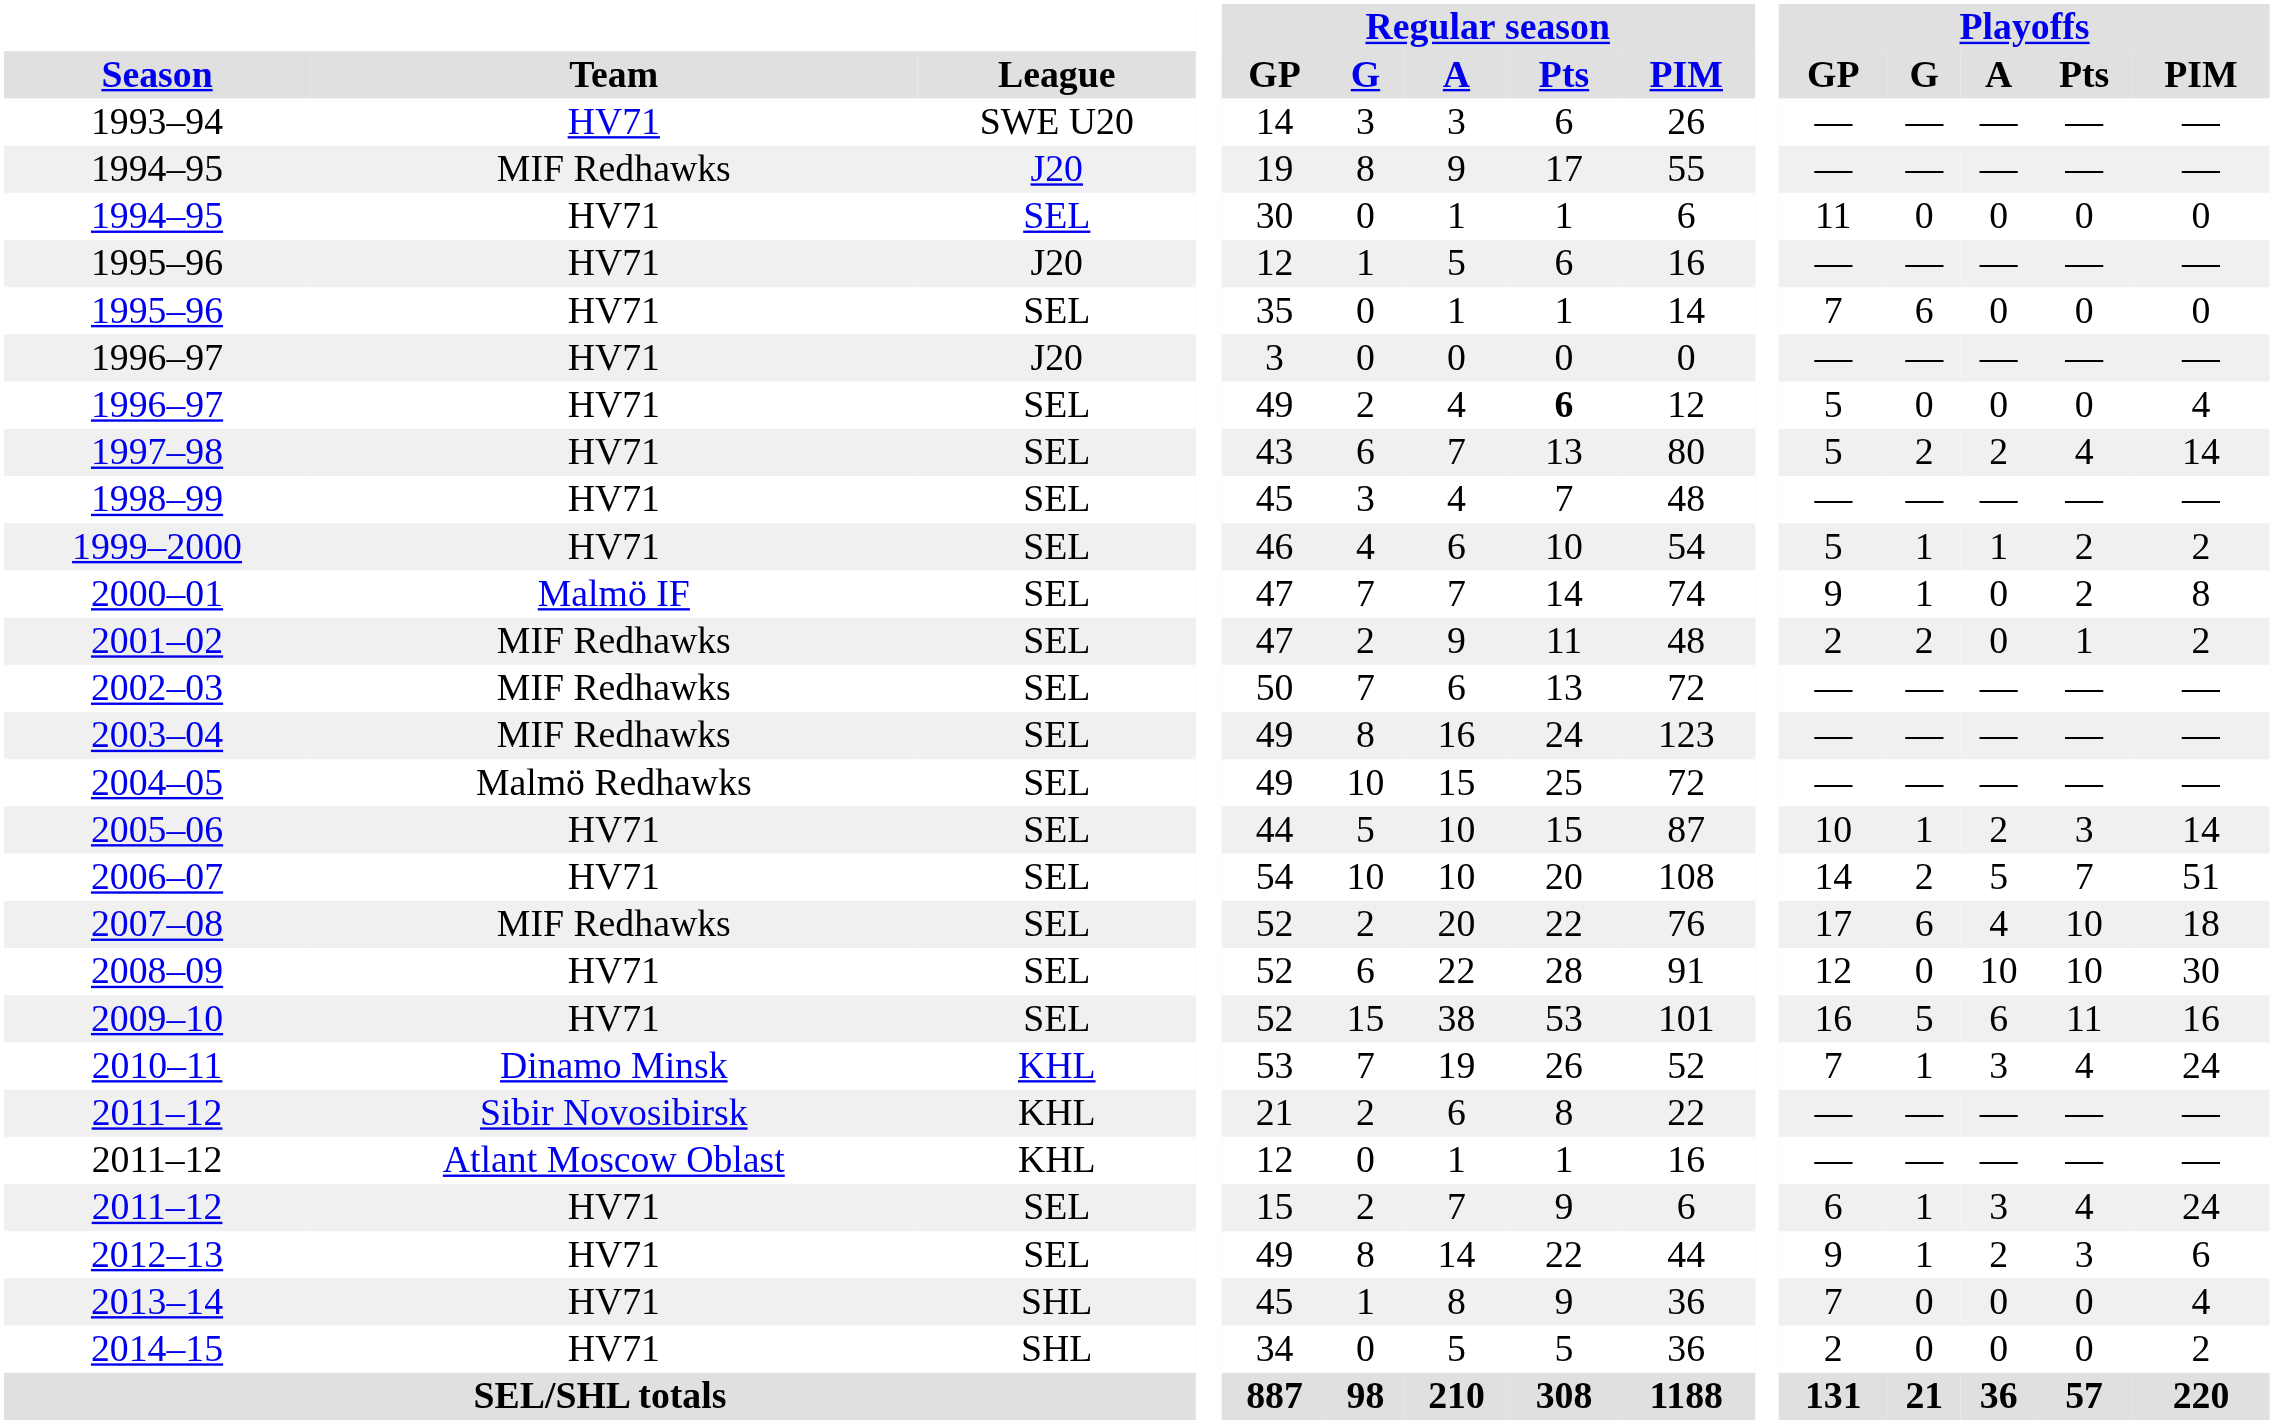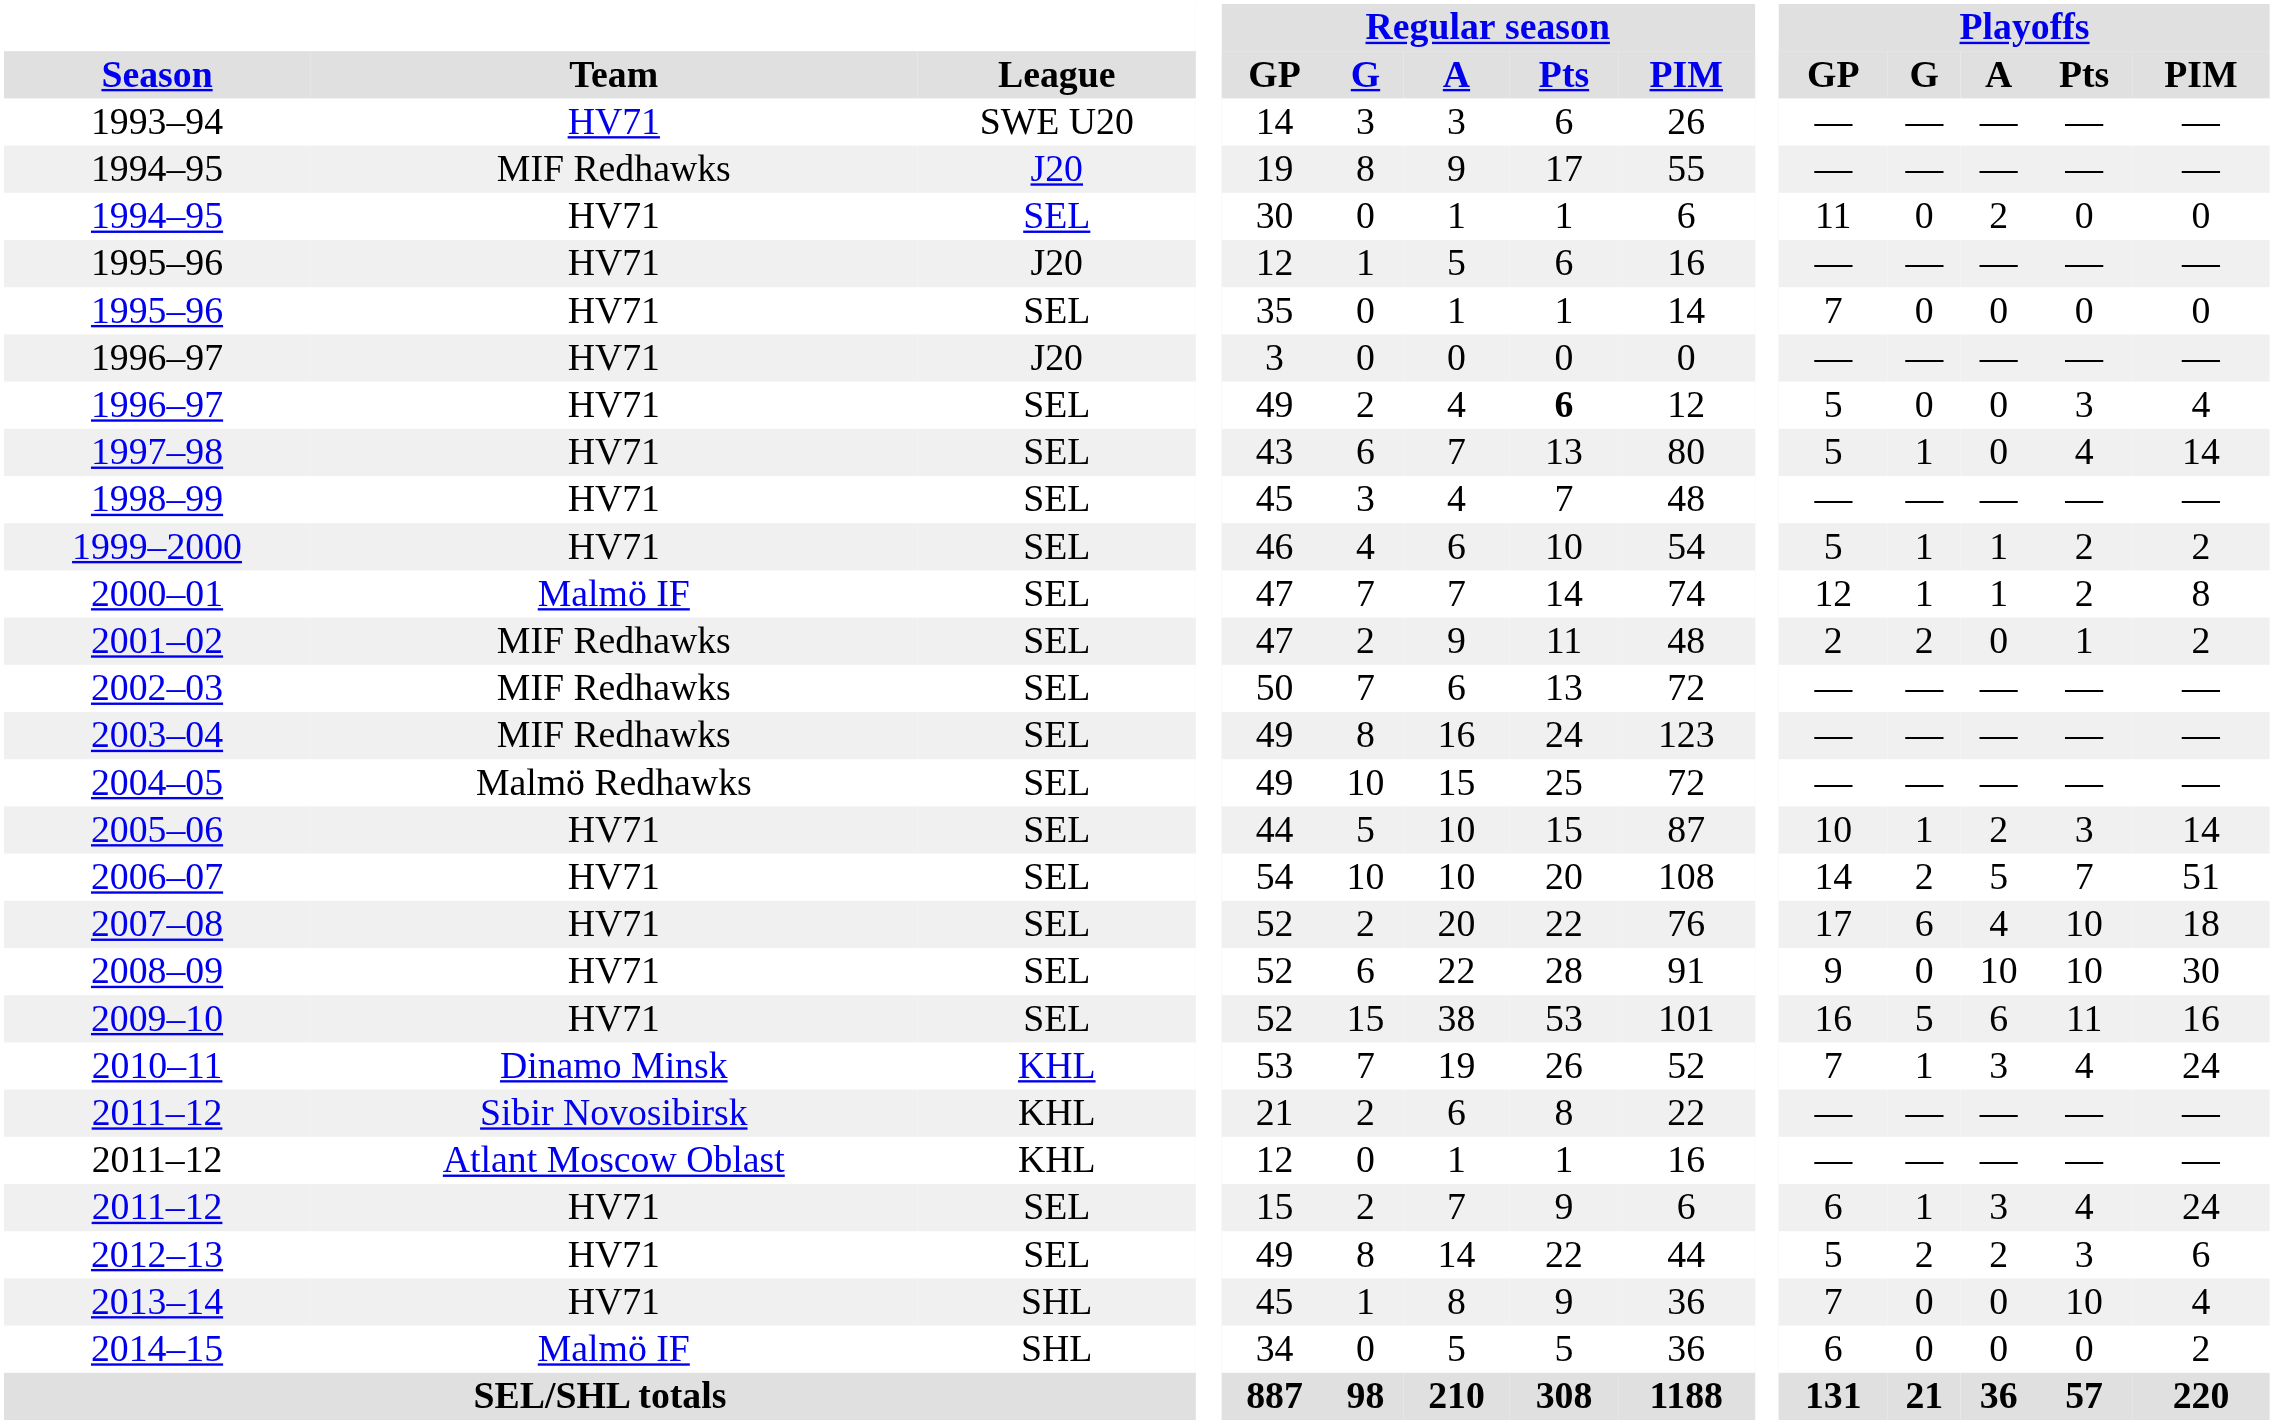(1999, 215) 0 -> (1999, 215) 2
(1924, 310) 6 -> (1924, 310) 0
(2084, 404) 0 -> (2084, 404) 3
(1924, 451) 2 -> (1924, 451) 1
(1999, 451) 2 -> (1999, 451) 0
(1833, 593) 9 -> (1833, 593) 12
(1999, 593) 0 -> (1999, 593) 1
(614, 923) MIF Redhawks -> (614, 923) HV71
(1833, 970) 12 -> (1833, 970) 9
(1833, 1254) 9 -> (1833, 1254) 5
(1924, 1254) 1 -> (1924, 1254) 2
(2084, 1301) 0 -> (2084, 1301) 10
(614, 1348) HV71 -> (614, 1348) Malmö IF
(1833, 1348) 2 -> (1833, 1348) 6
